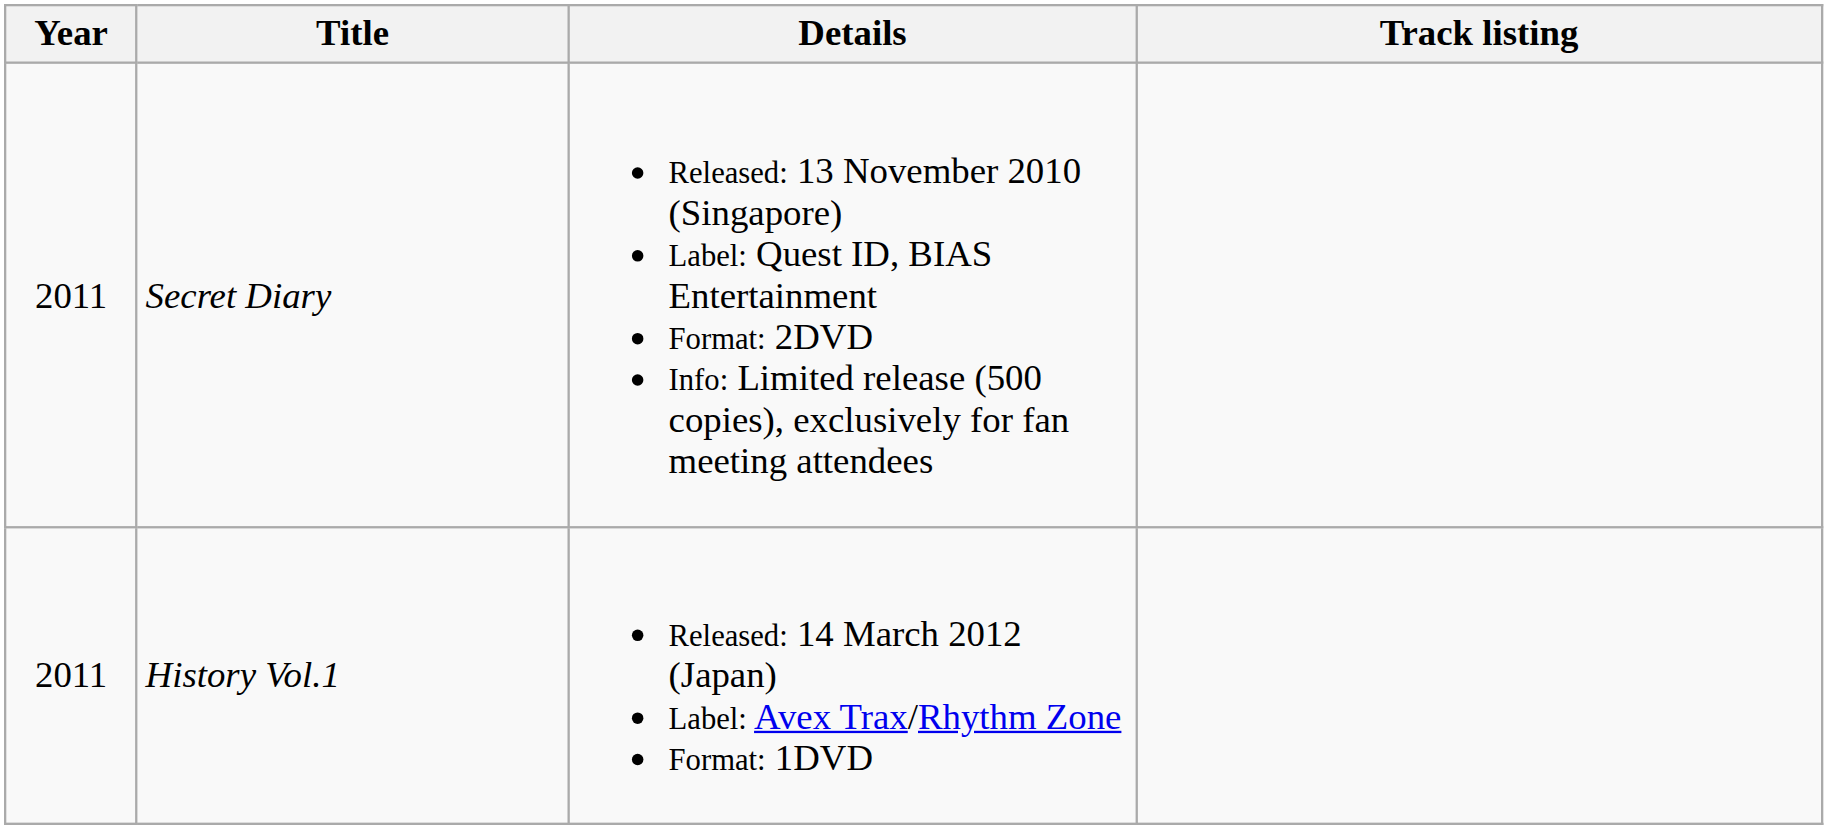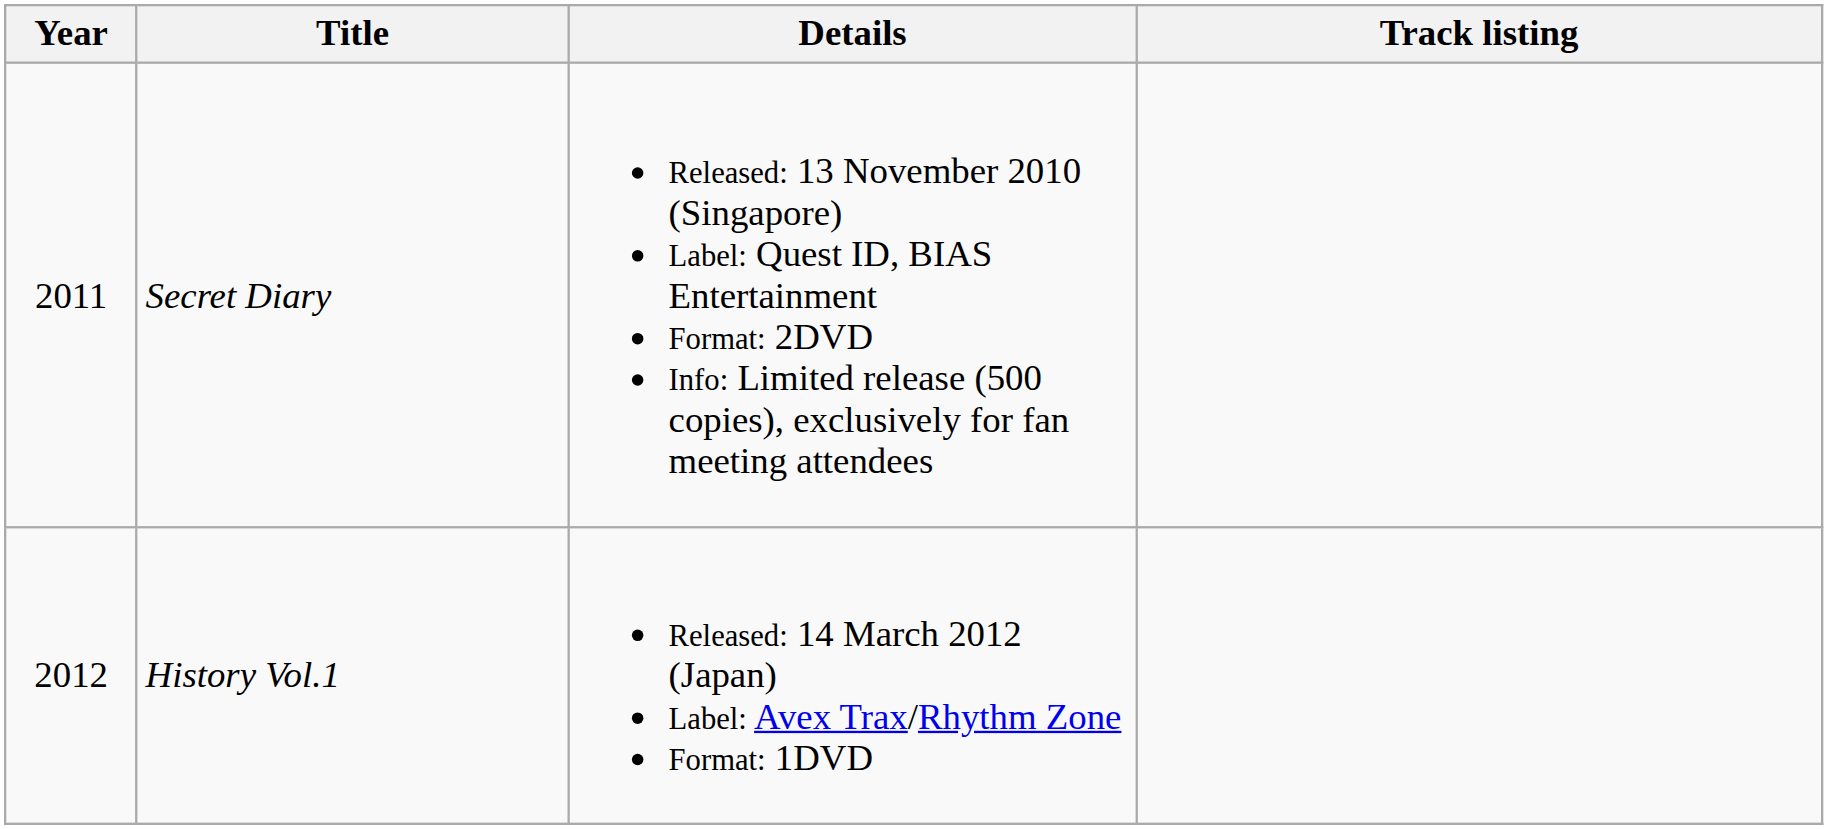(71, 674) 2011 -> (71, 674) 2012
